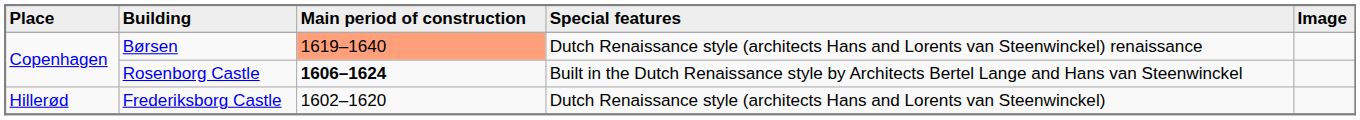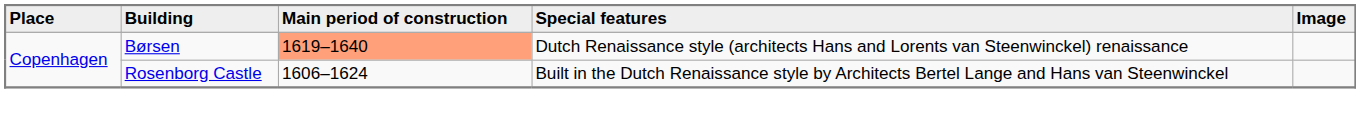(344, 73) bold -> (325, 73) normal
- row: (202, 100)
